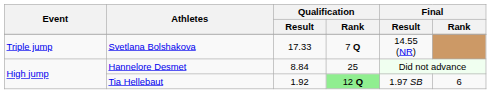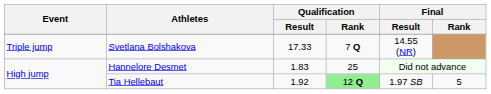(300, 67) 8.84 -> (300, 67) 1.83
(459, 82) 6 -> (459, 82) 5
